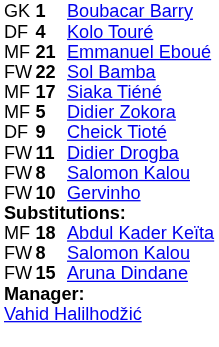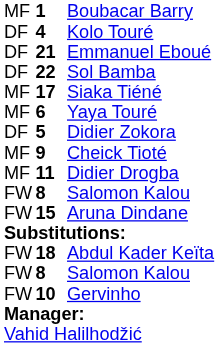(17, 11) GK -> (17, 11) MF
(17, 51) MF -> (16, 51) DF
(18, 72) FW -> (16, 72) DF
+ row: (41, 112)
(17, 112) MF -> (16, 132) DF
(16, 132) DF -> (17, 152) MF
(18, 152) FW -> (17, 172) MF
rows swapped: (46, 193) <-> (46, 273)
(17, 233) MF -> (18, 253) FW
